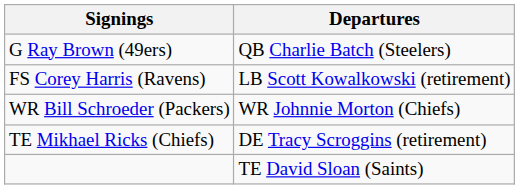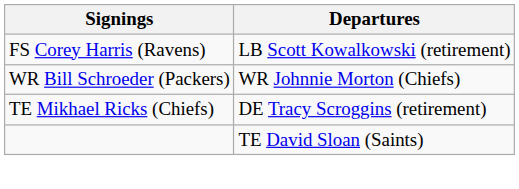- row: (90, 49)
